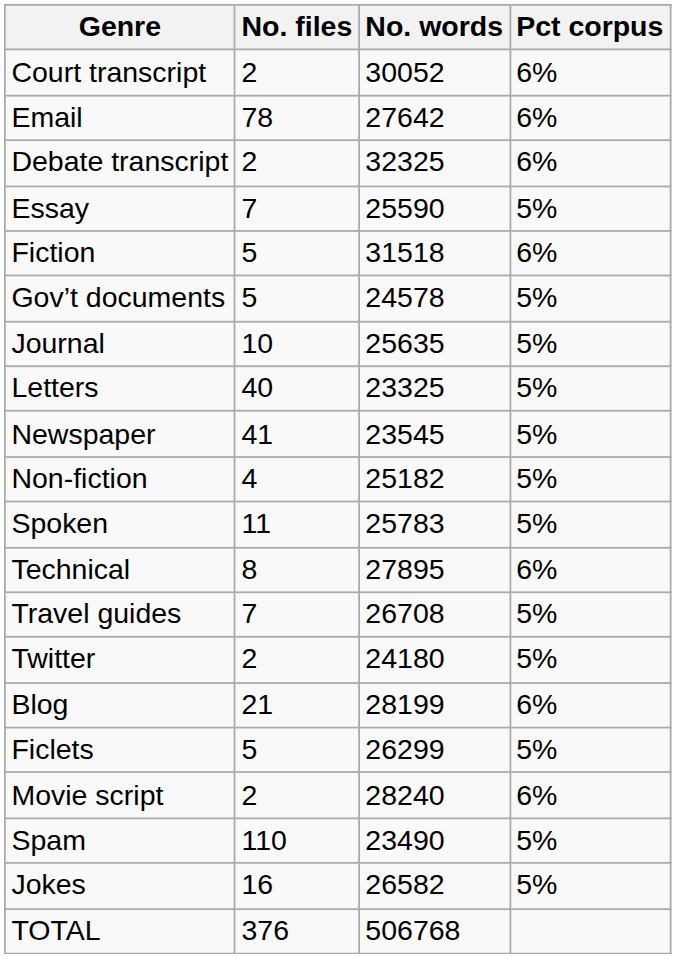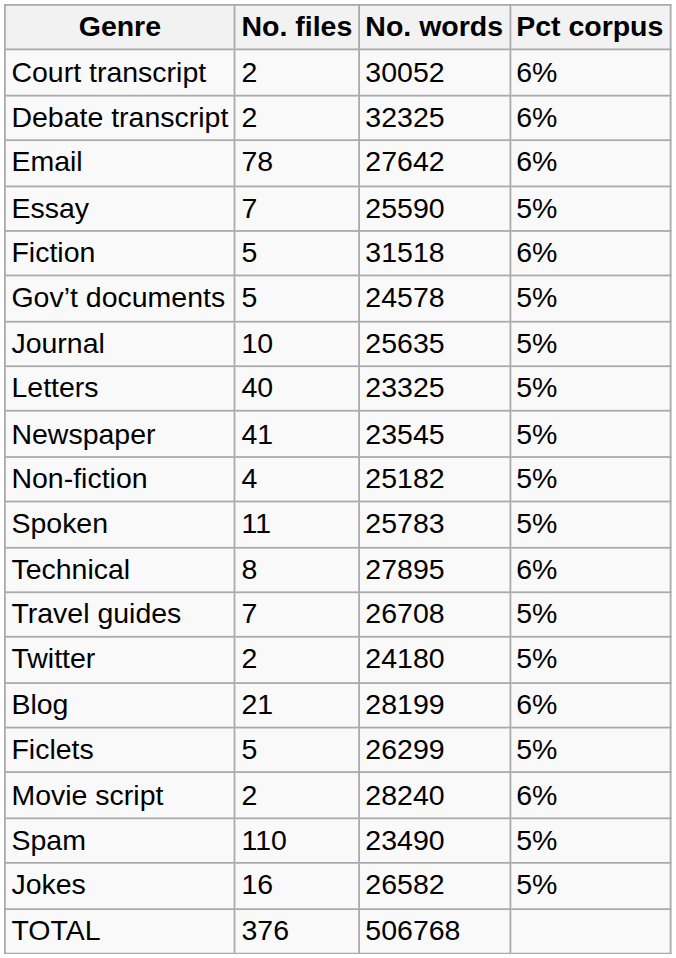rows swapped: (120, 162) <-> (47, 117)
